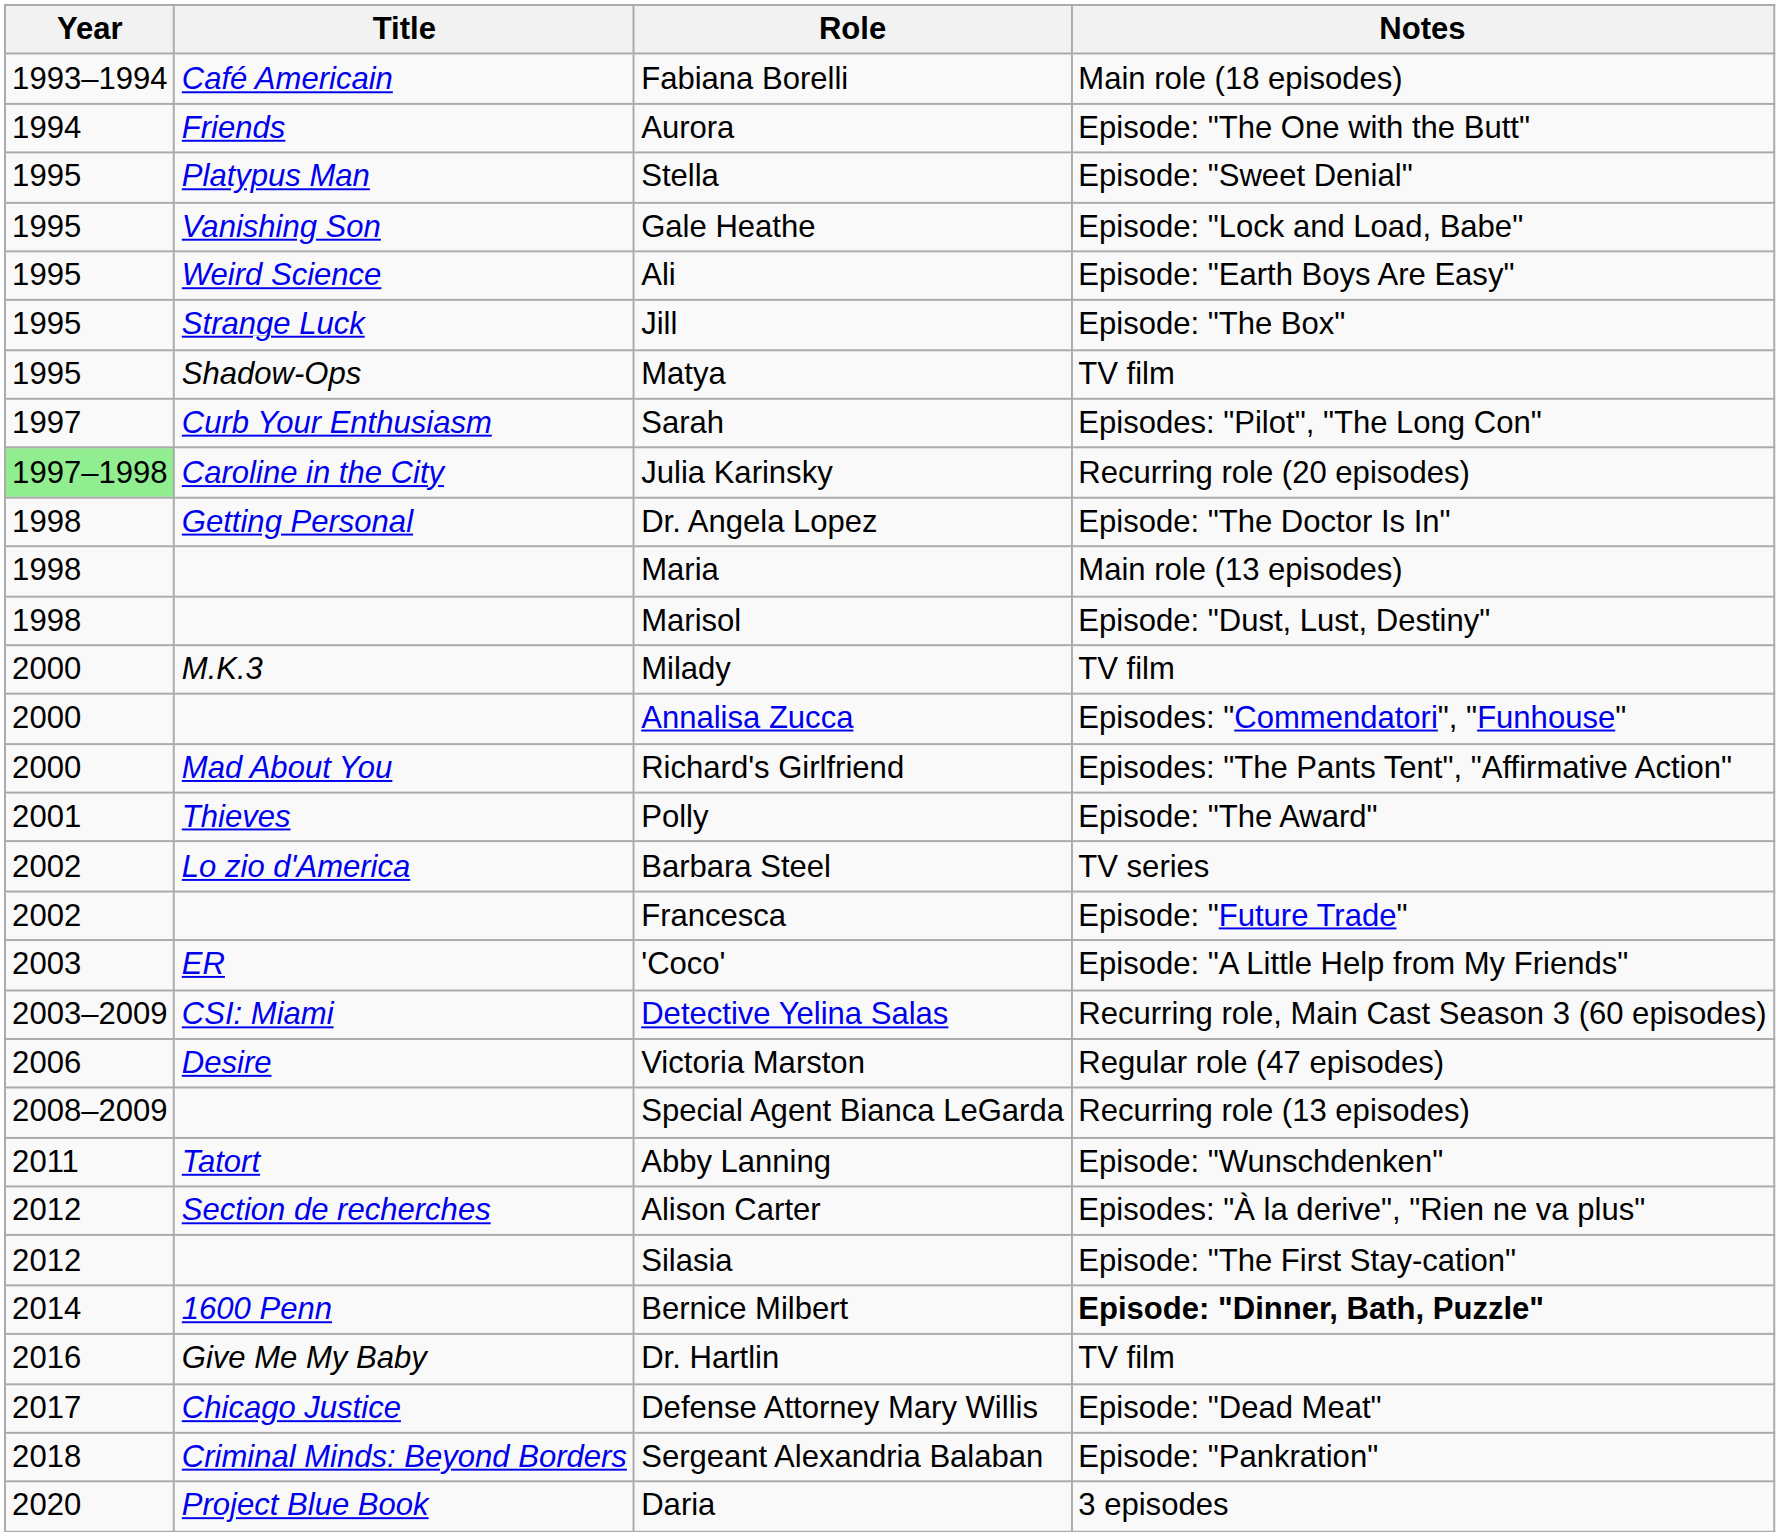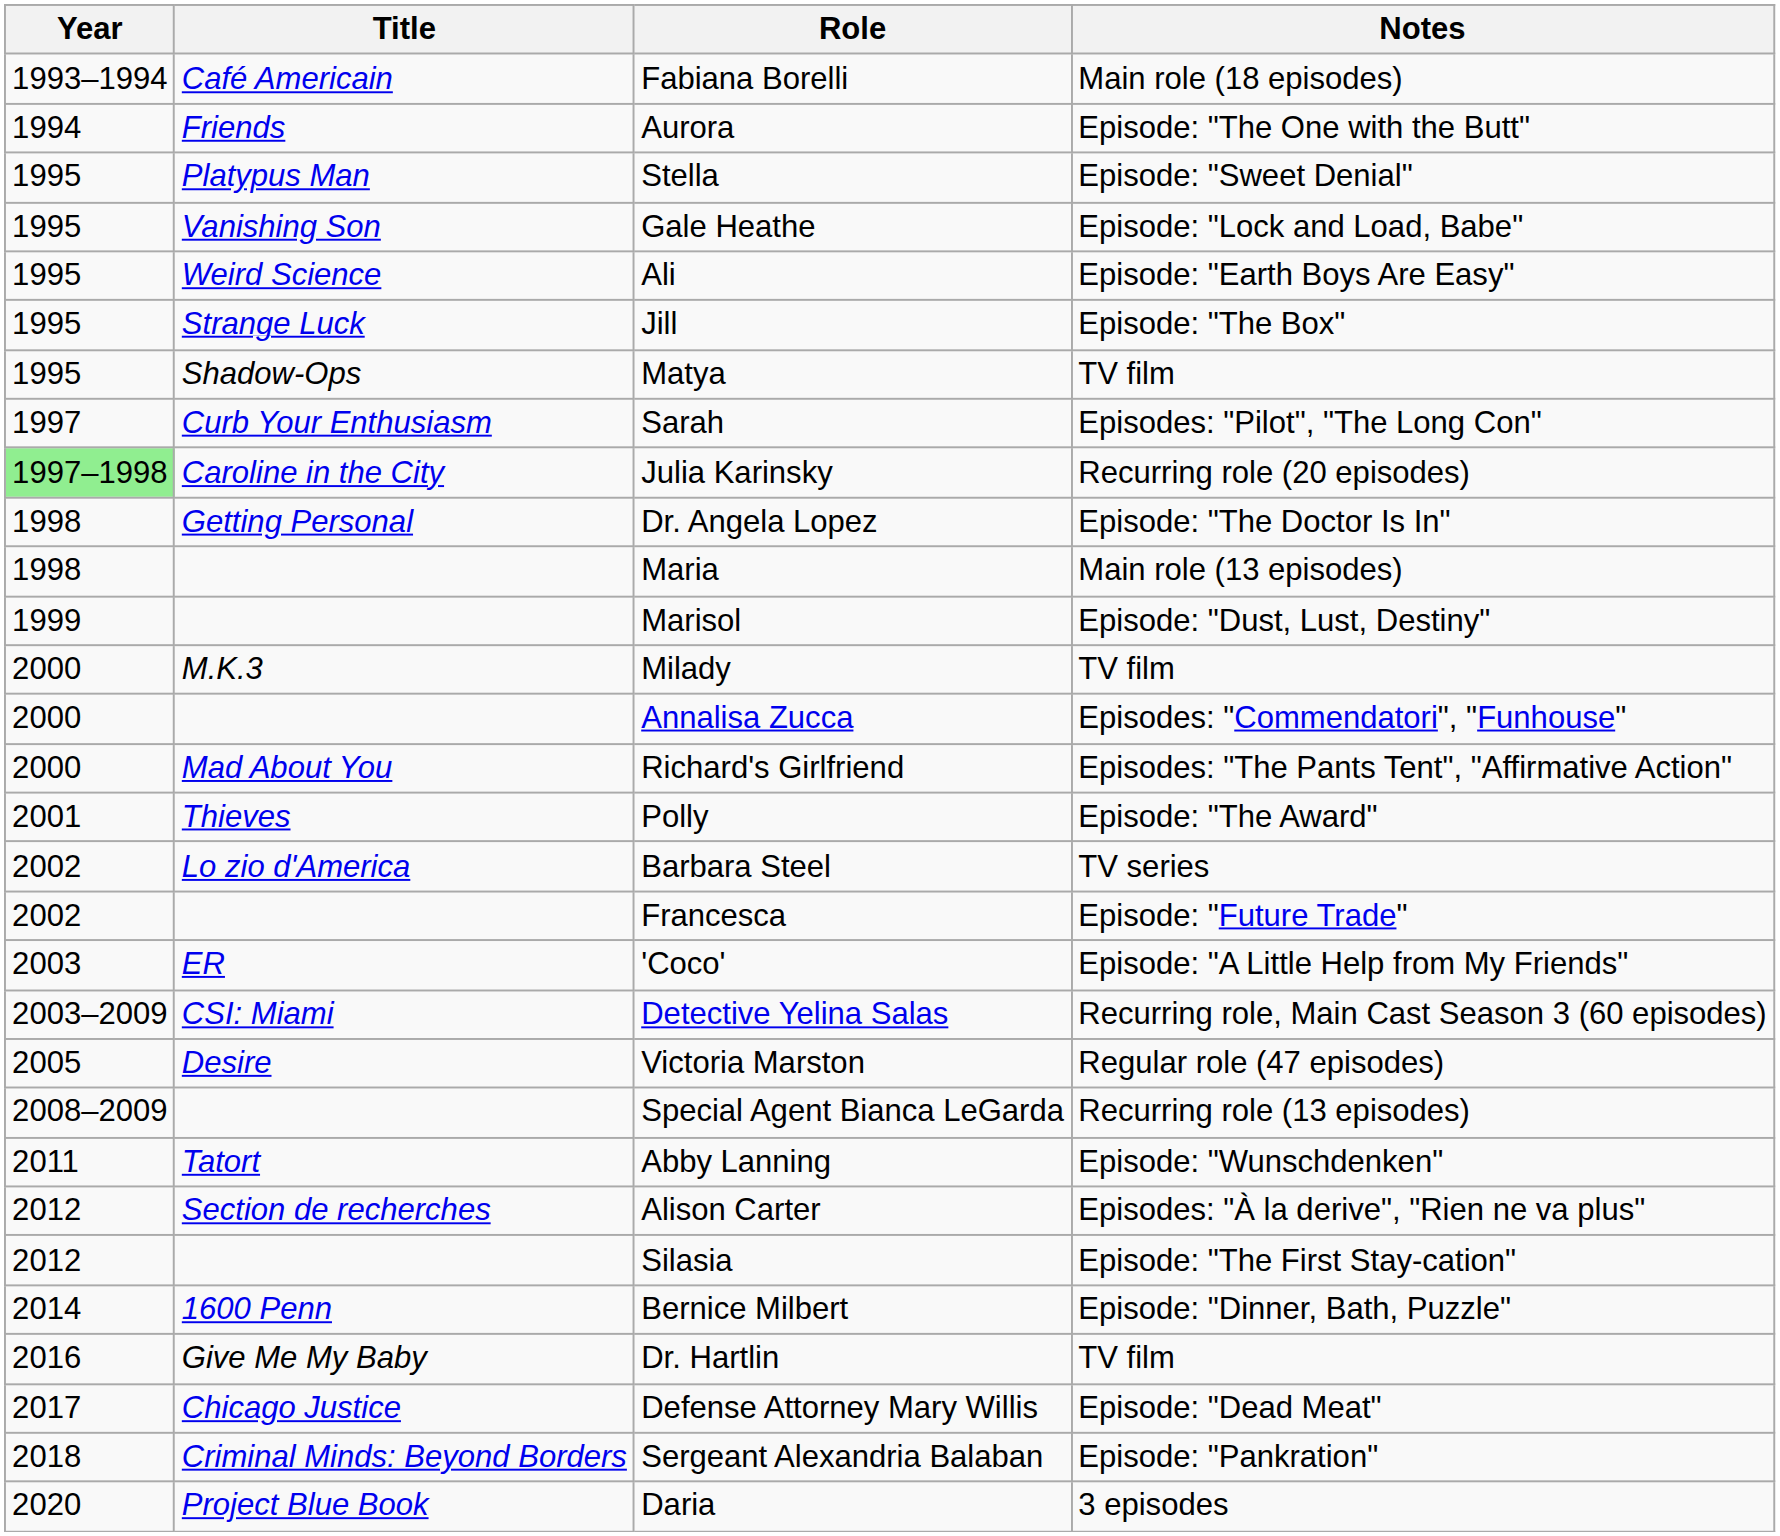(47, 619) 1998 -> (47, 619) 1999
(47, 1062) 2006 -> (47, 1062) 2005
(1311, 1309) bold -> (1295, 1309) normal
